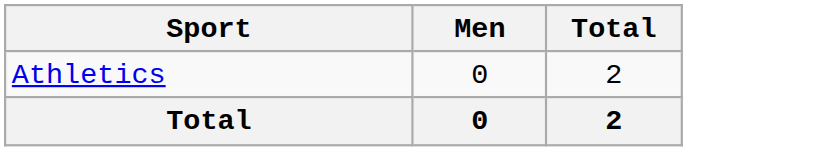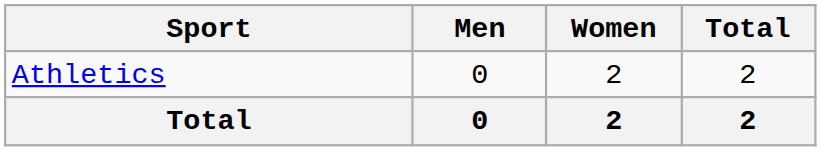+ column: (614, 28)
